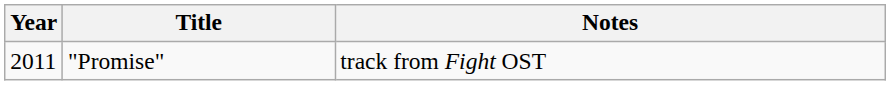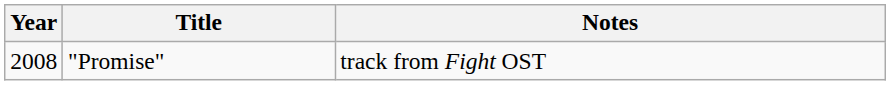(33, 60) 2011 -> (34, 60) 2008
